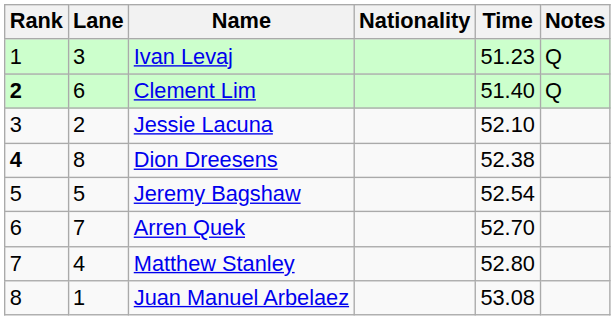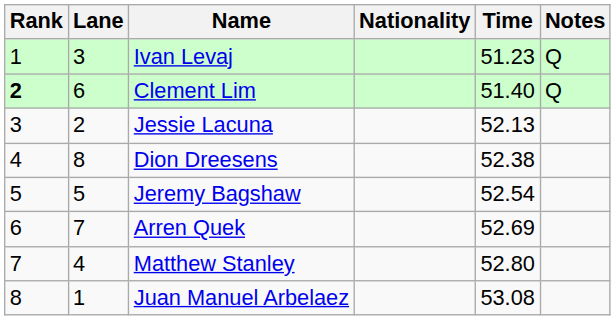(508, 125) 52.10 -> (508, 125) 52.13
(16, 159) bold -> (16, 159) normal
(508, 228) 52.70 -> (508, 228) 52.69
